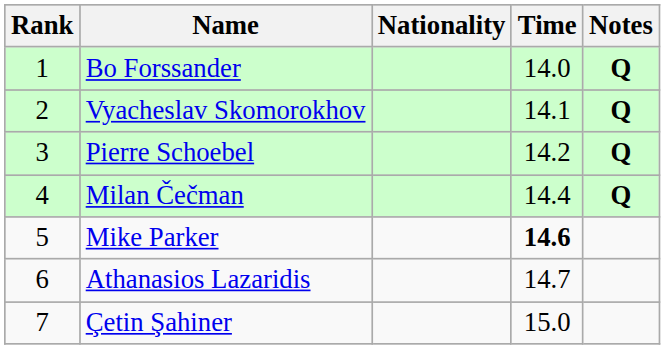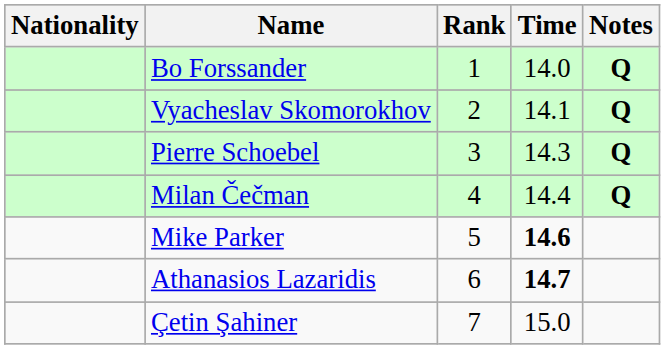columns swapped: (42, 25) <-> (442, 25)
(547, 152) 14.2 -> (547, 152) 14.3
(547, 279) normal -> (547, 279) bold
